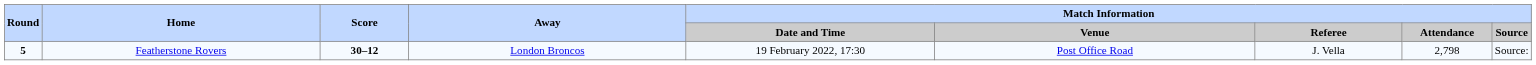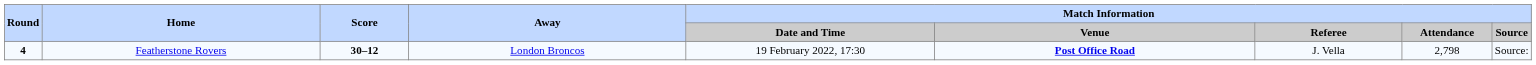(23, 50) 5 -> (23, 50) 4
(1095, 50) normal -> (1095, 50) bold
